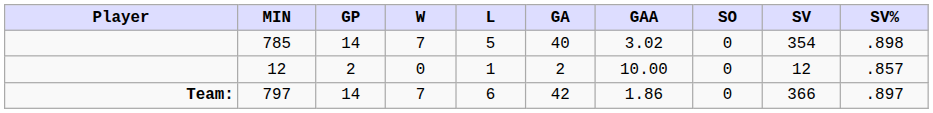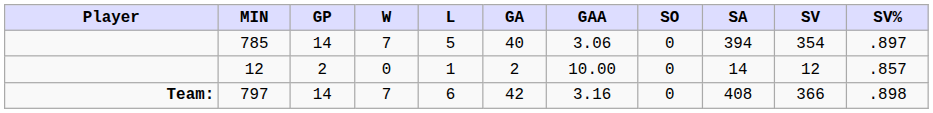+ column: (738, 18)
(644, 43) 3.02 -> (592, 43) 3.06
(885, 43) .898 -> (888, 43) .897
(644, 95) 1.86 -> (592, 95) 3.16
(885, 95) .897 -> (888, 95) .898
